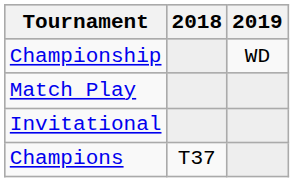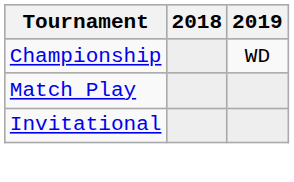- row: (67, 159)
